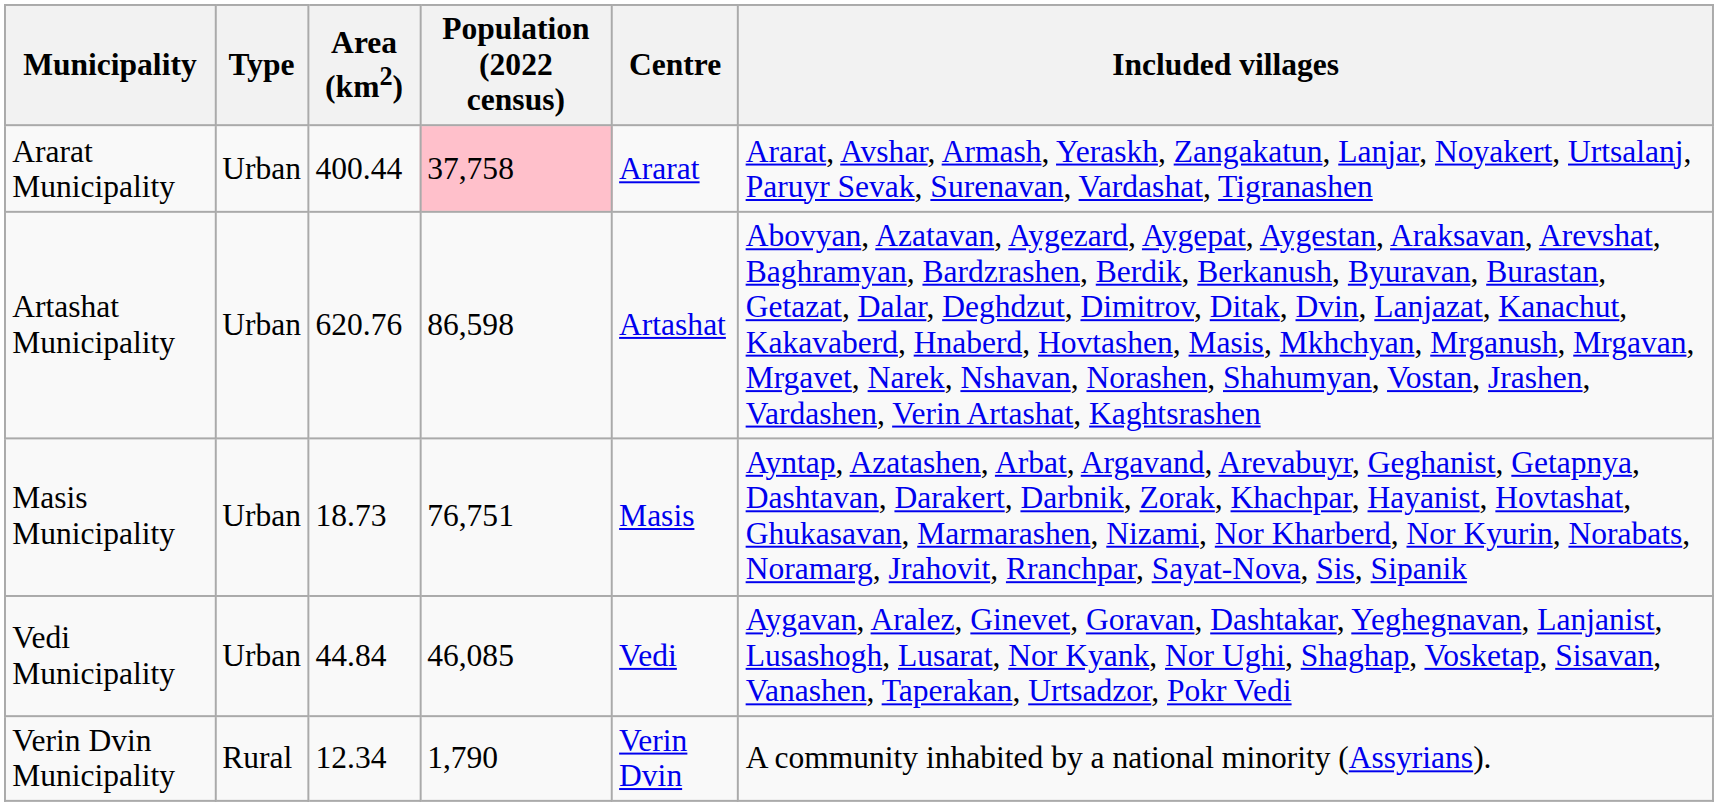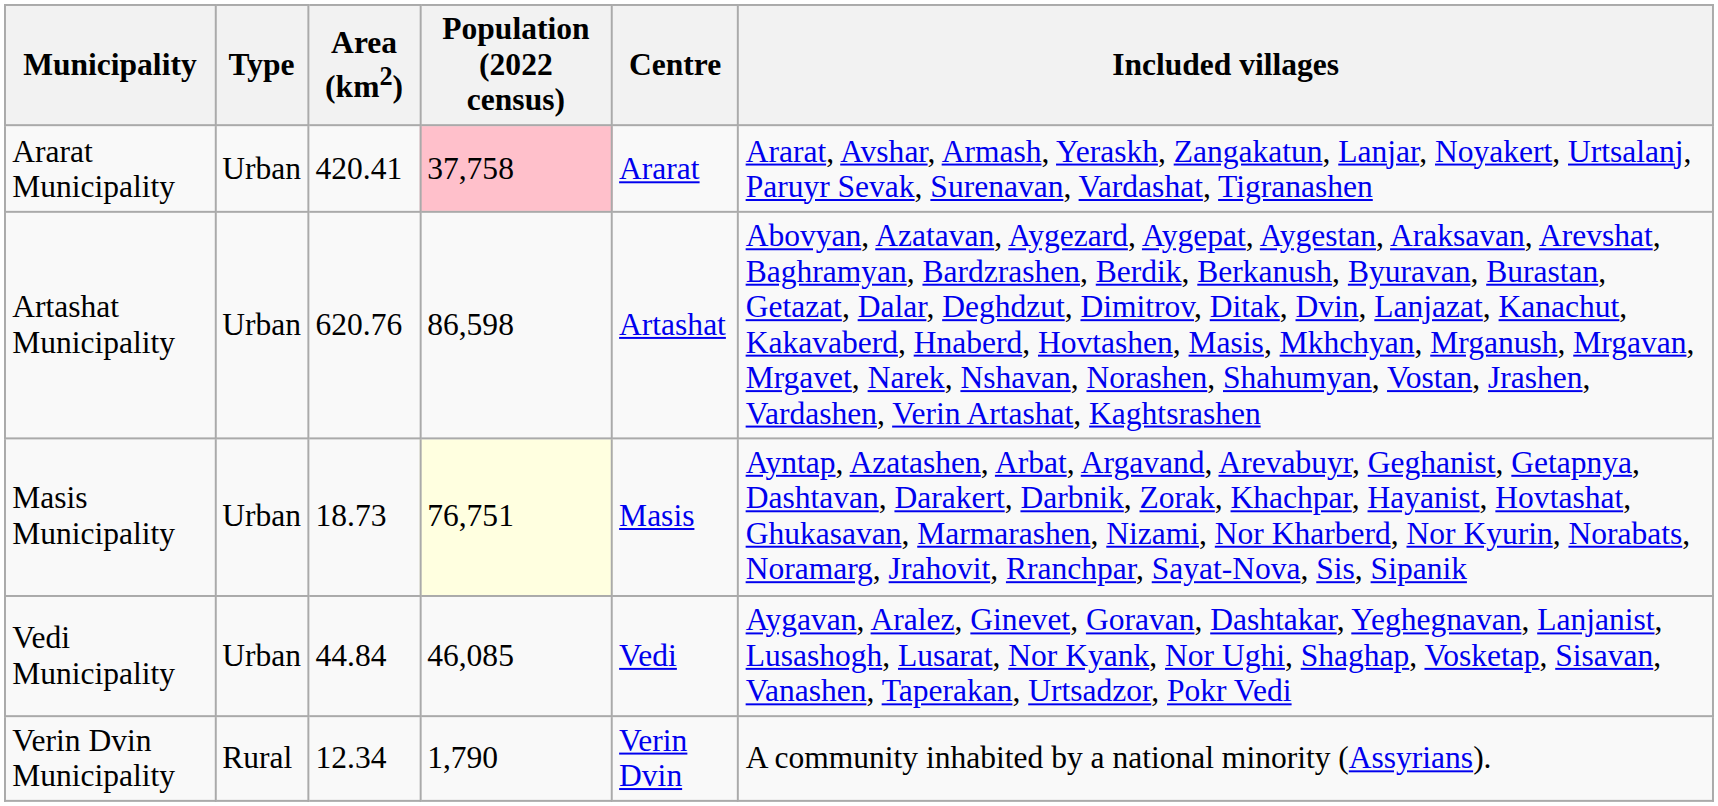(359, 168) 400.44 -> (359, 168) 420.41
(471, 516) no background -> (471, 516) lightyellow background
